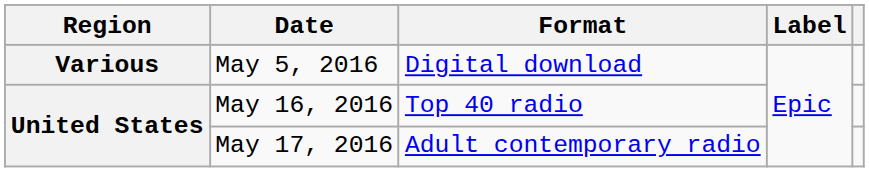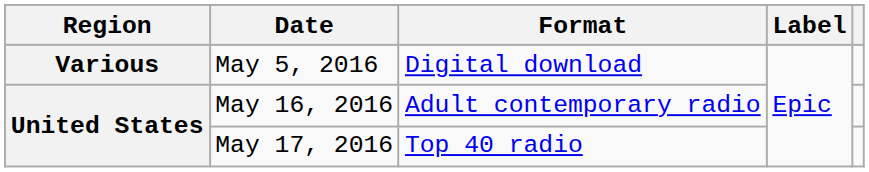(494, 106) Top 40 radio -> (583, 106) Adult contemporary radio
(583, 146) Adult contemporary radio -> (494, 146) Top 40 radio
